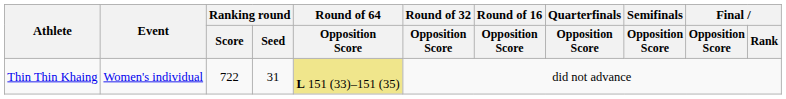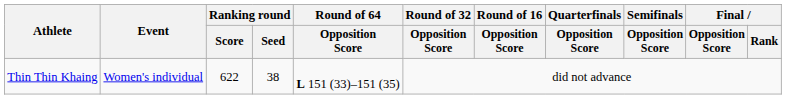(229, 76) 722 -> (229, 76) 622
(273, 76) 31 -> (273, 76) 38
(348, 84) khaki background -> (348, 84) no background
